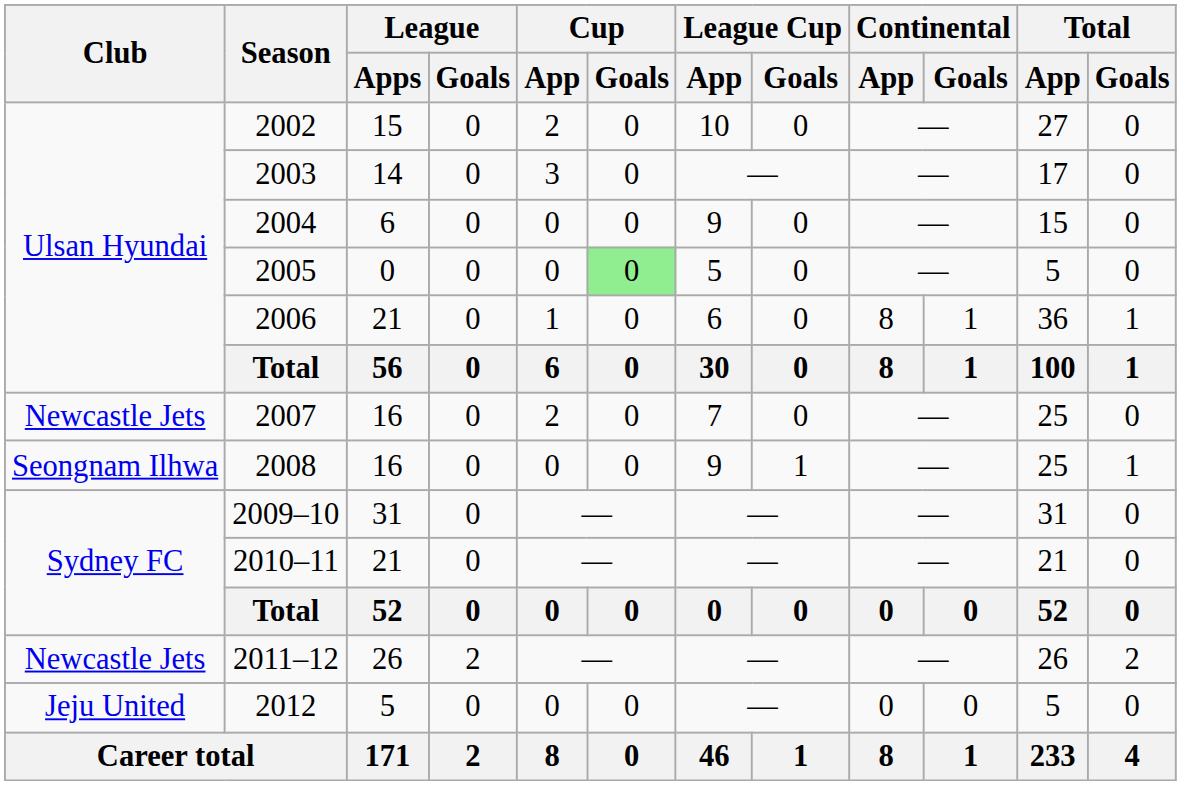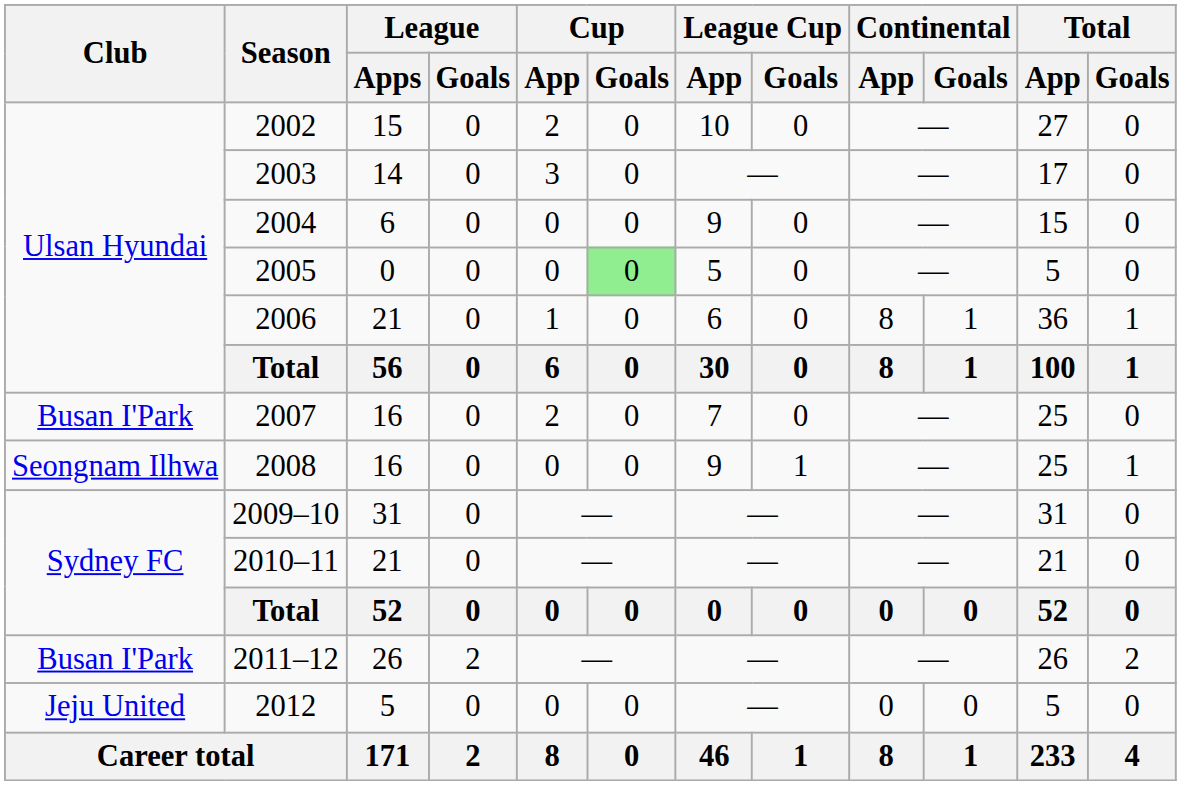(115, 416) Newcastle Jets -> (115, 416) Busan I'Park
(115, 658) Newcastle Jets -> (115, 658) Busan I'Park
